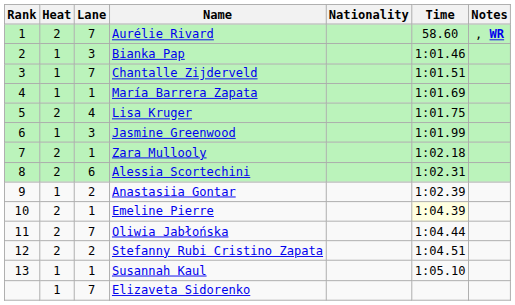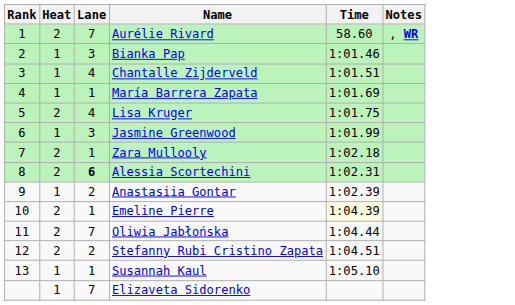- column: (369, 14)
(92, 73) 7 -> (92, 73) 4
(92, 172) normal -> (92, 172) bold
